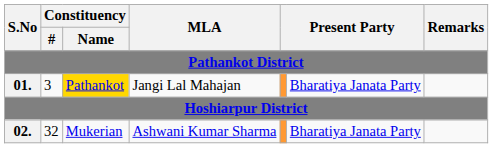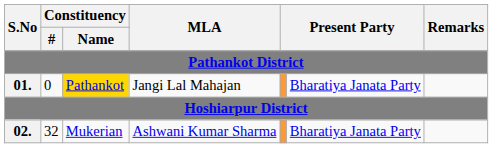(48, 85) 3 -> (48, 85) 0
